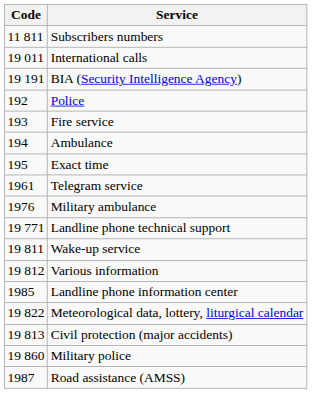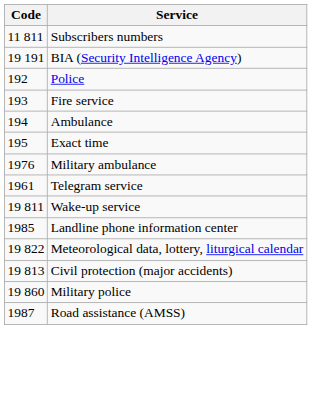- row: (99, 57)
rows swapped: (97, 185) <-> (103, 206)
- row: (140, 228)
- row: (105, 270)
